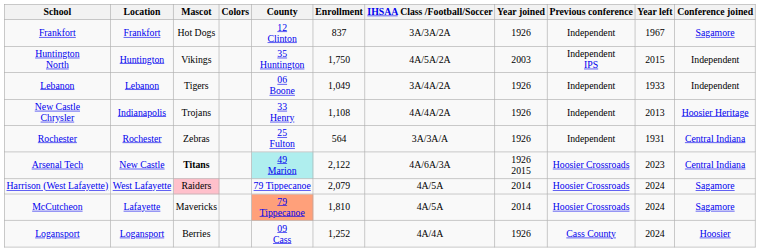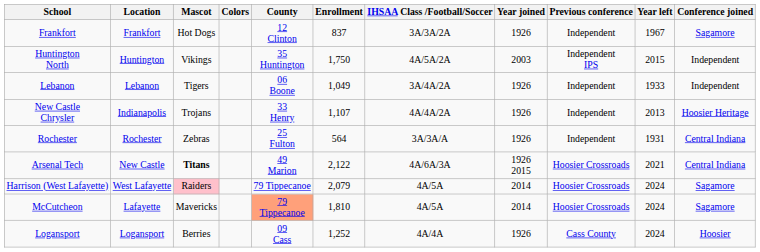(339, 112) 1,108 -> (339, 112) 1,107
(282, 165) paleturquoise background -> (282, 165) no background
(655, 165) 2023 -> (655, 165) 2021
